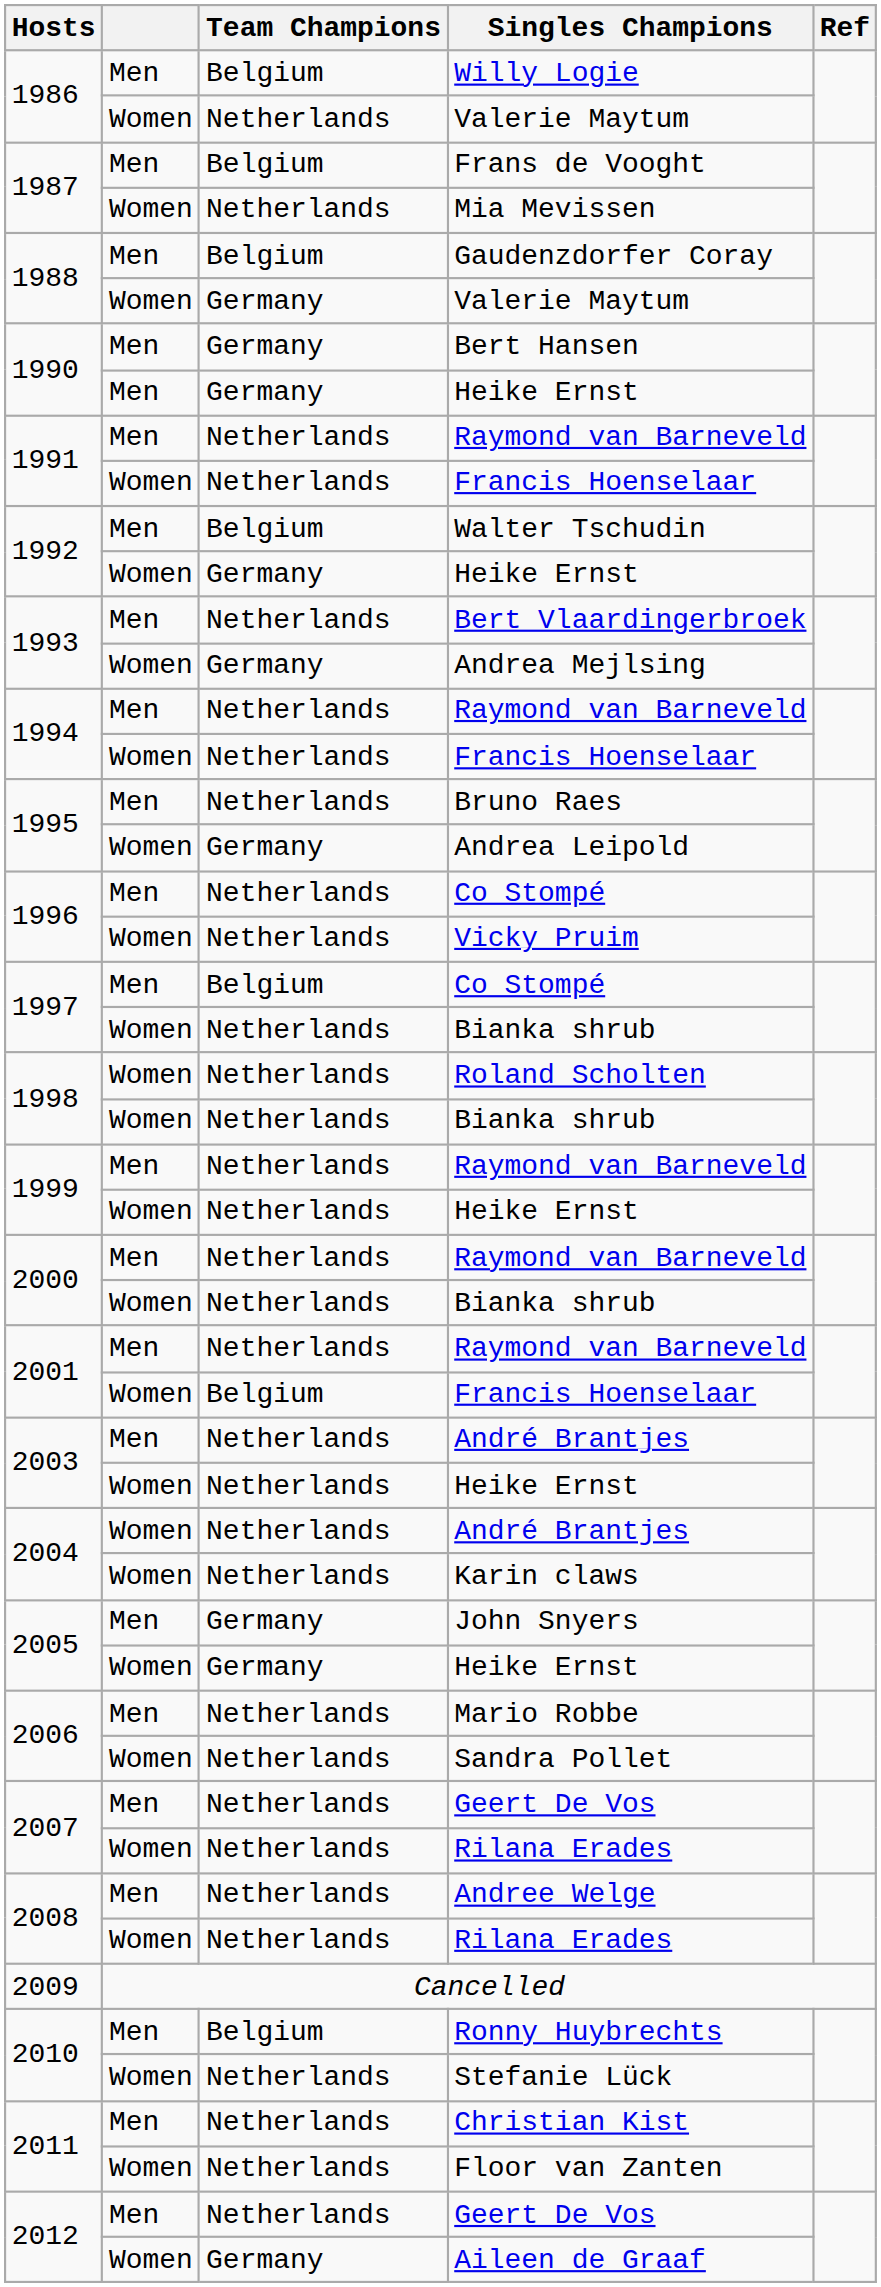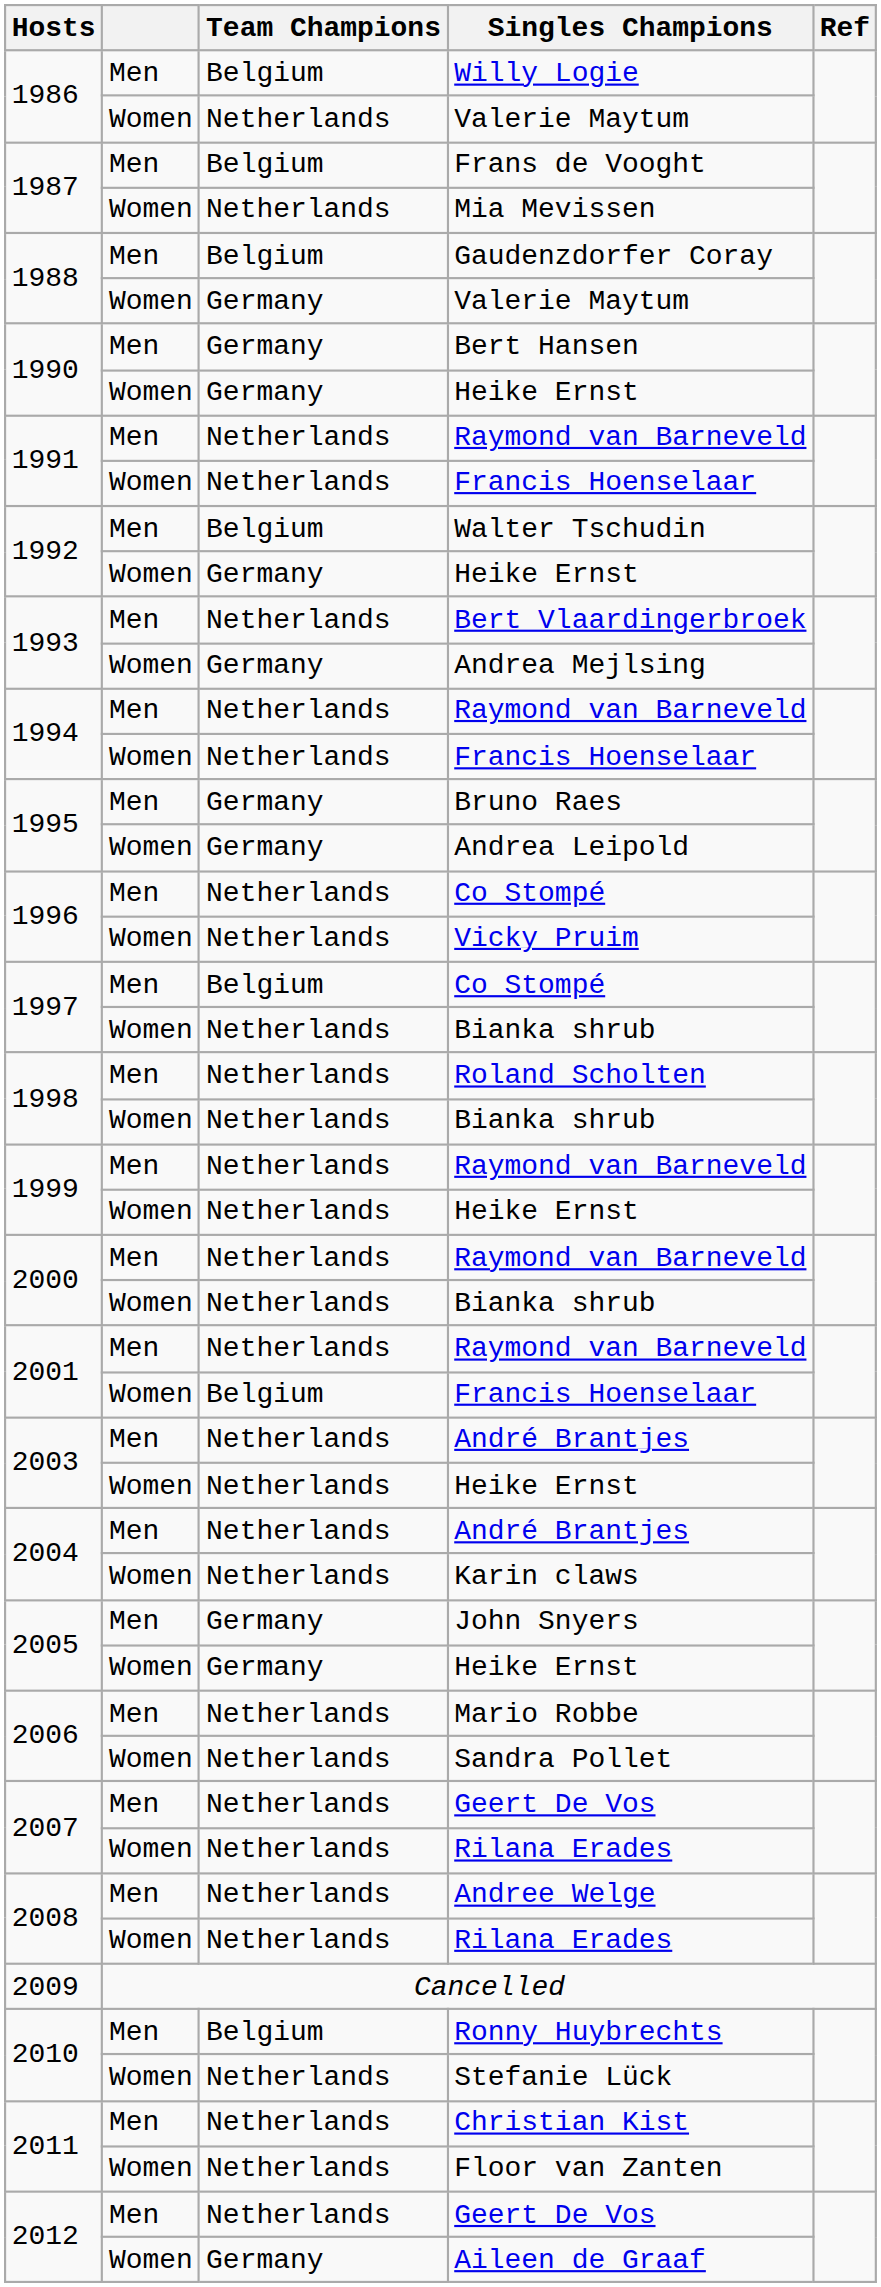(134, 392) Men -> (151, 392) Women
(298, 802) Netherlands -> (265, 802) Germany
(151, 1076) Women -> (134, 1076) Men
(151, 1531) Women -> (134, 1531) Men
